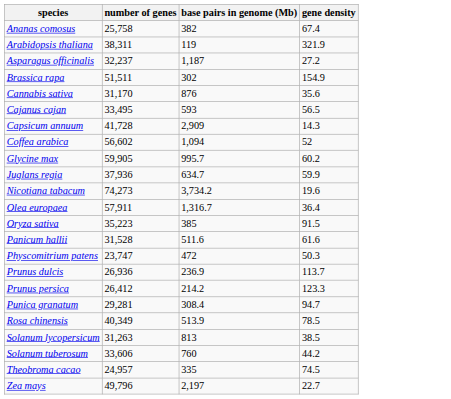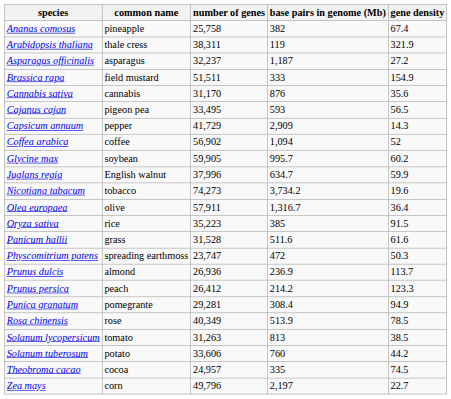+ column: (146, 12)
(189, 77) 302 -> (277, 77) 333
(118, 126) 41,728 -> (207, 126) 41,729
(118, 142) 56,602 -> (207, 142) 56,902
(118, 175) 37,936 -> (207, 175) 37,996
(311, 304) 94.7 -> (400, 304) 94.9
